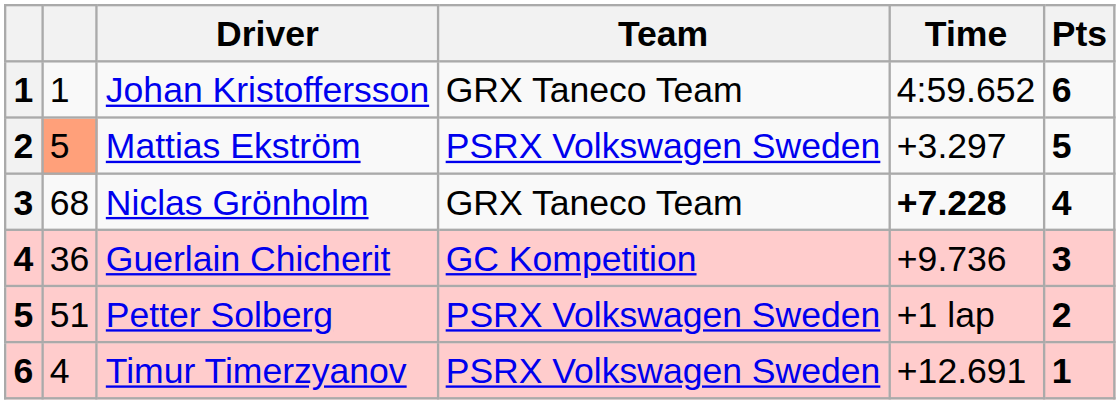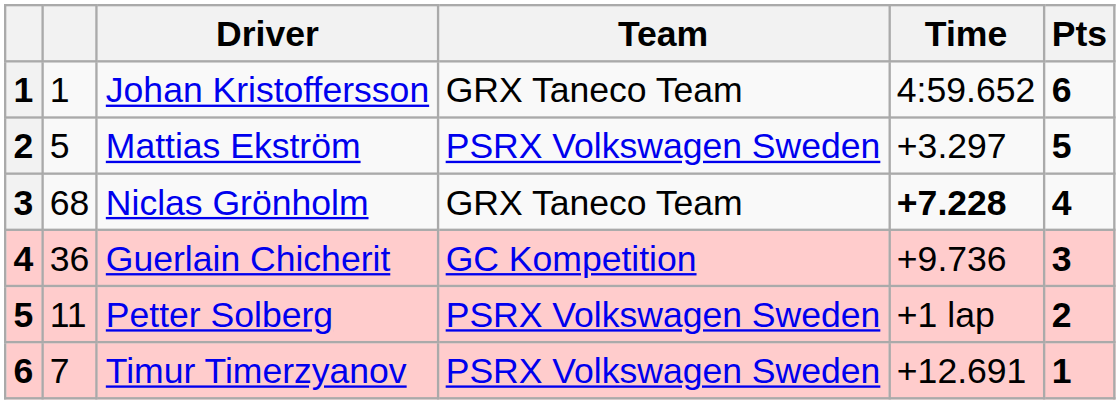(60, 146) lightsalmon background -> (60, 146) no background
(70, 315) 51 -> (68, 315) 11
(60, 371) 4 -> (60, 371) 7
